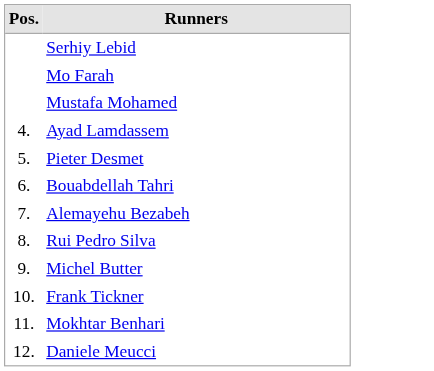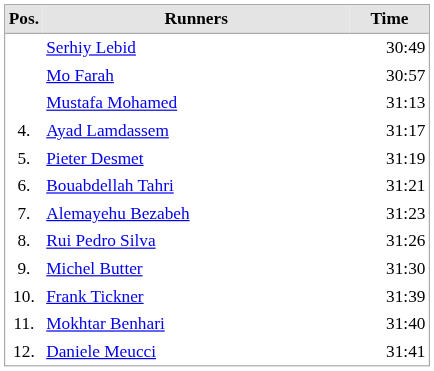+ column: (389, 18)
